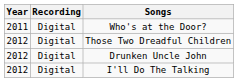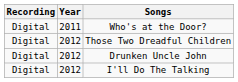columns swapped: (17, 12) <-> (57, 12)
